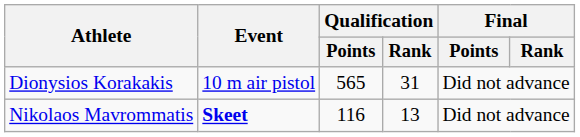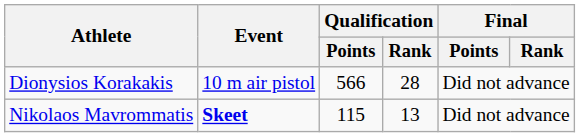(351, 83) 565 -> (351, 83) 566
(410, 83) 31 -> (410, 83) 28
(351, 115) 116 -> (351, 115) 115
